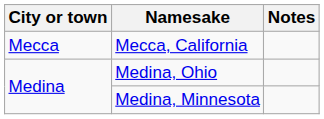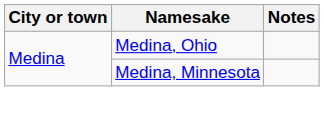- row: (181, 45)
